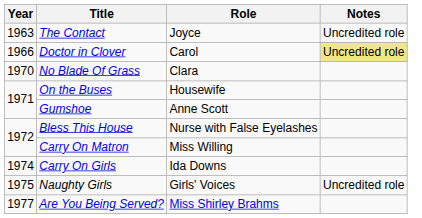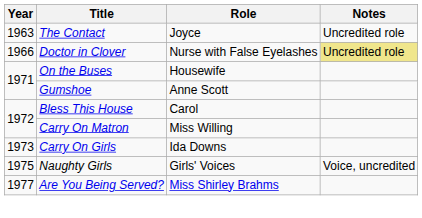(184, 52) Carol -> (243, 52) Nurse with False Eyelashes
- row: (90, 71)
(243, 128) Nurse with False Eyelashes -> (184, 109) Carol
(20, 166) 1974 -> (20, 147) 1973
(364, 185) Uncredited role -> (369, 166) Voice, uncredited
